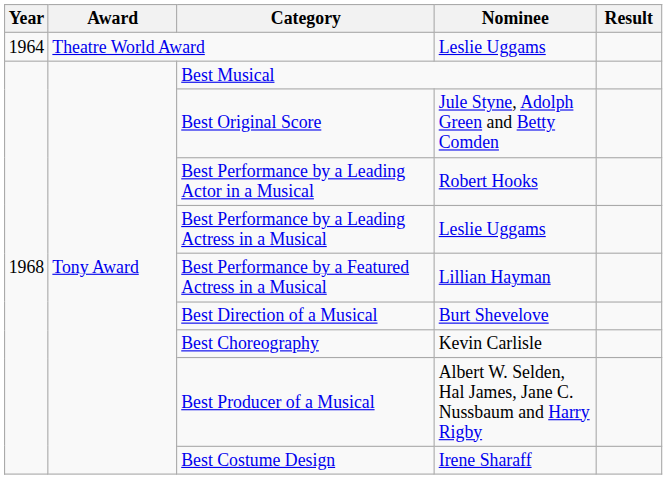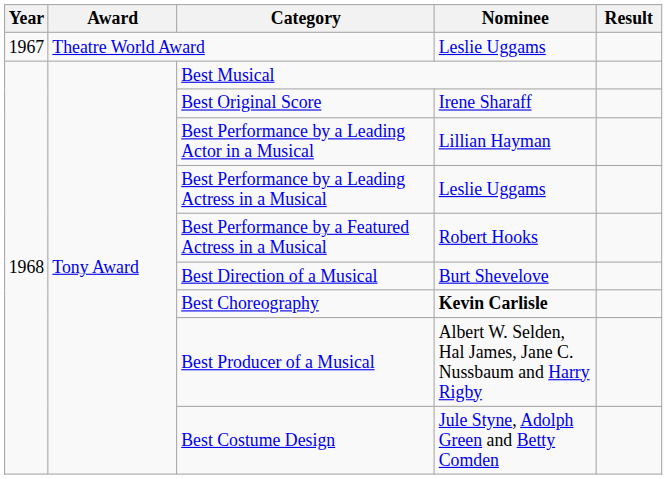(26, 46) 1964 -> (26, 46) 1967
(506, 123) Jule Styne, Adolph Green and Betty Comden -> (485, 103) Irene Sharaff
(488, 181) Robert Hooks -> (495, 141) Lillian Hayman
(495, 277) Lillian Hayman -> (488, 237) Robert Hooks
(490, 343) normal -> (493, 303) bold
(485, 460) Irene Sharaff -> (506, 440) Jule Styne, Adolph Green and Betty Comden
